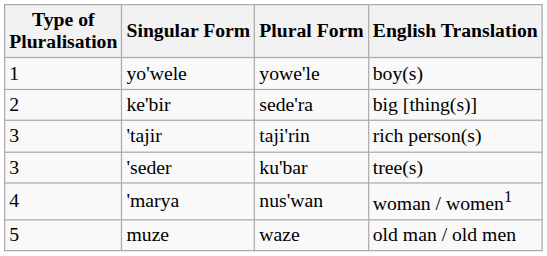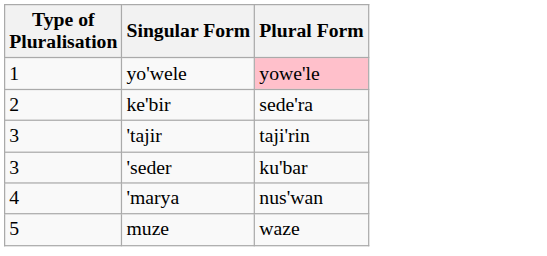- column: (455, 31)
(289, 73) no background -> (289, 73) pink background
